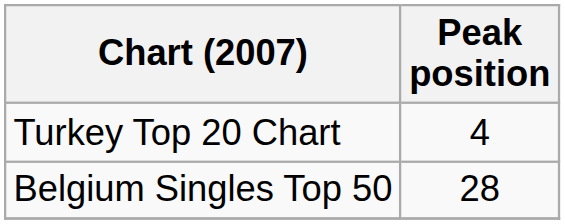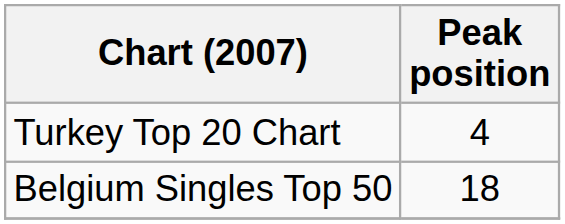(480, 189) 28 -> (480, 189) 18
